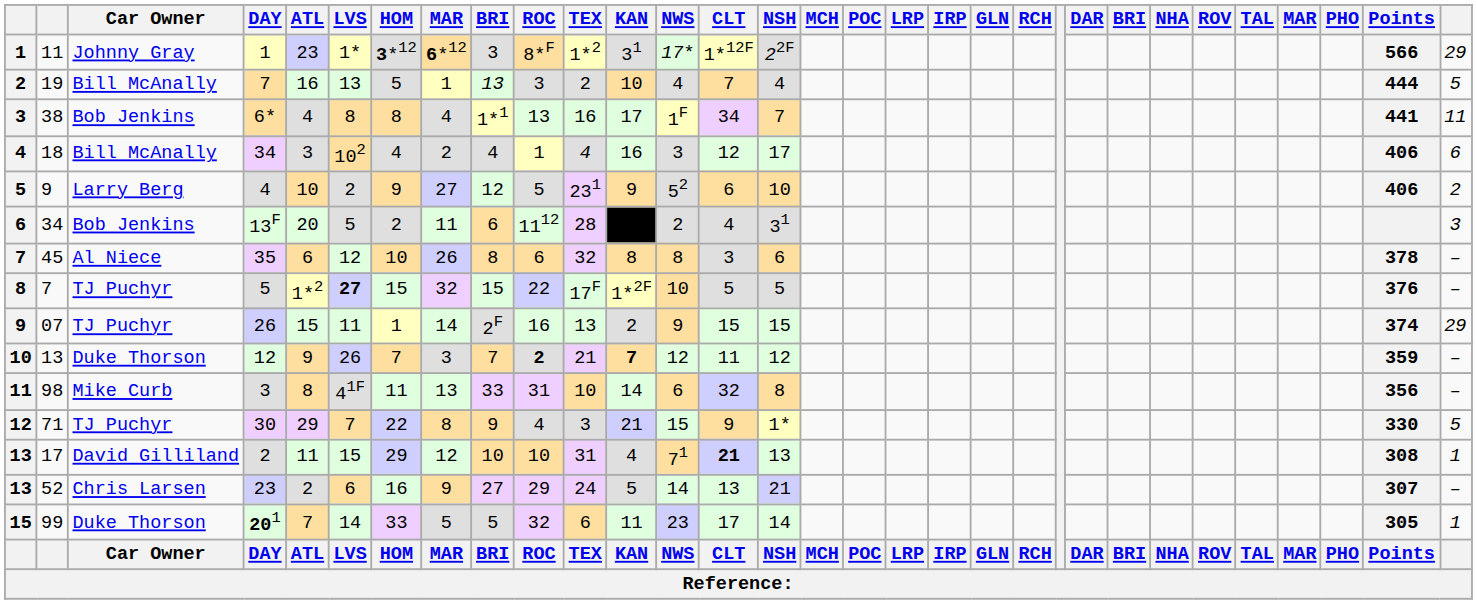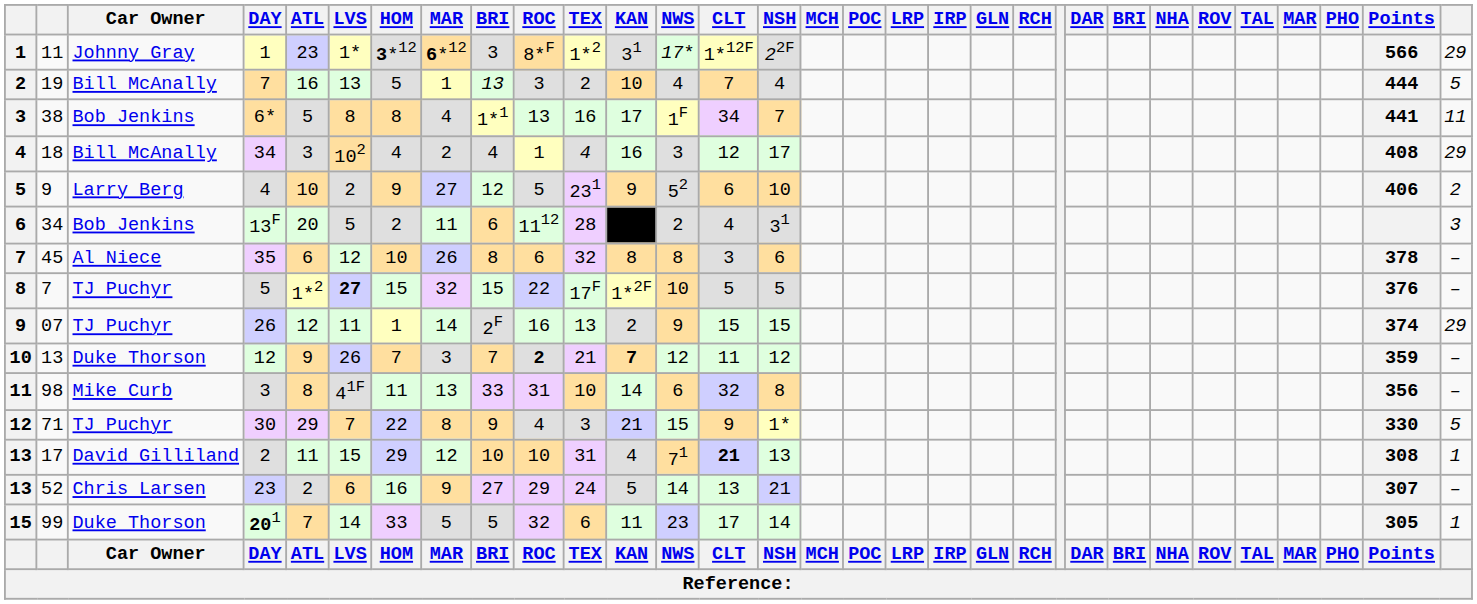(308, 118) 4 -> (308, 118) 5
(1402, 154) 406 -> (1402, 154) 408
(1455, 154) 6 -> (1455, 154) 29
(308, 326) 15 -> (308, 326) 12
